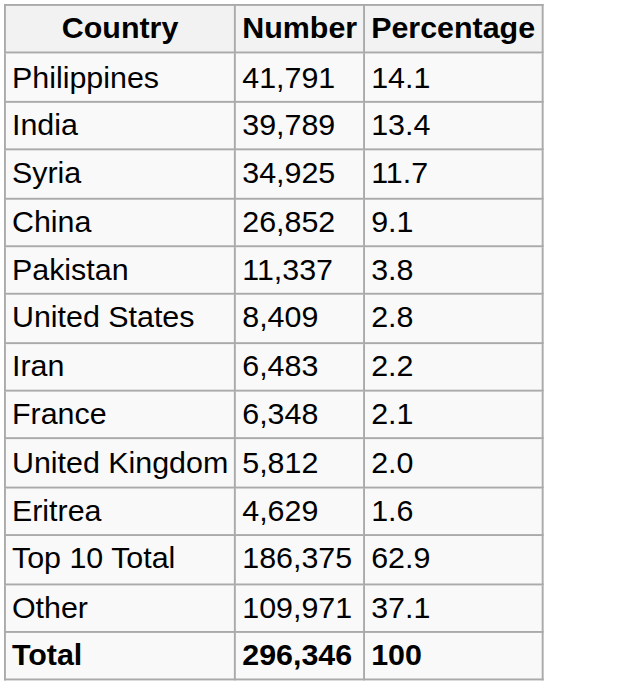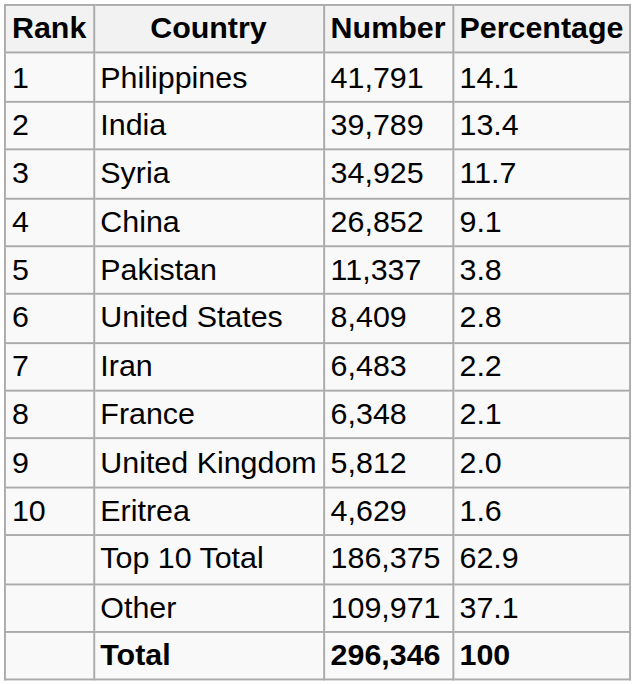+ column: (49, 28)
